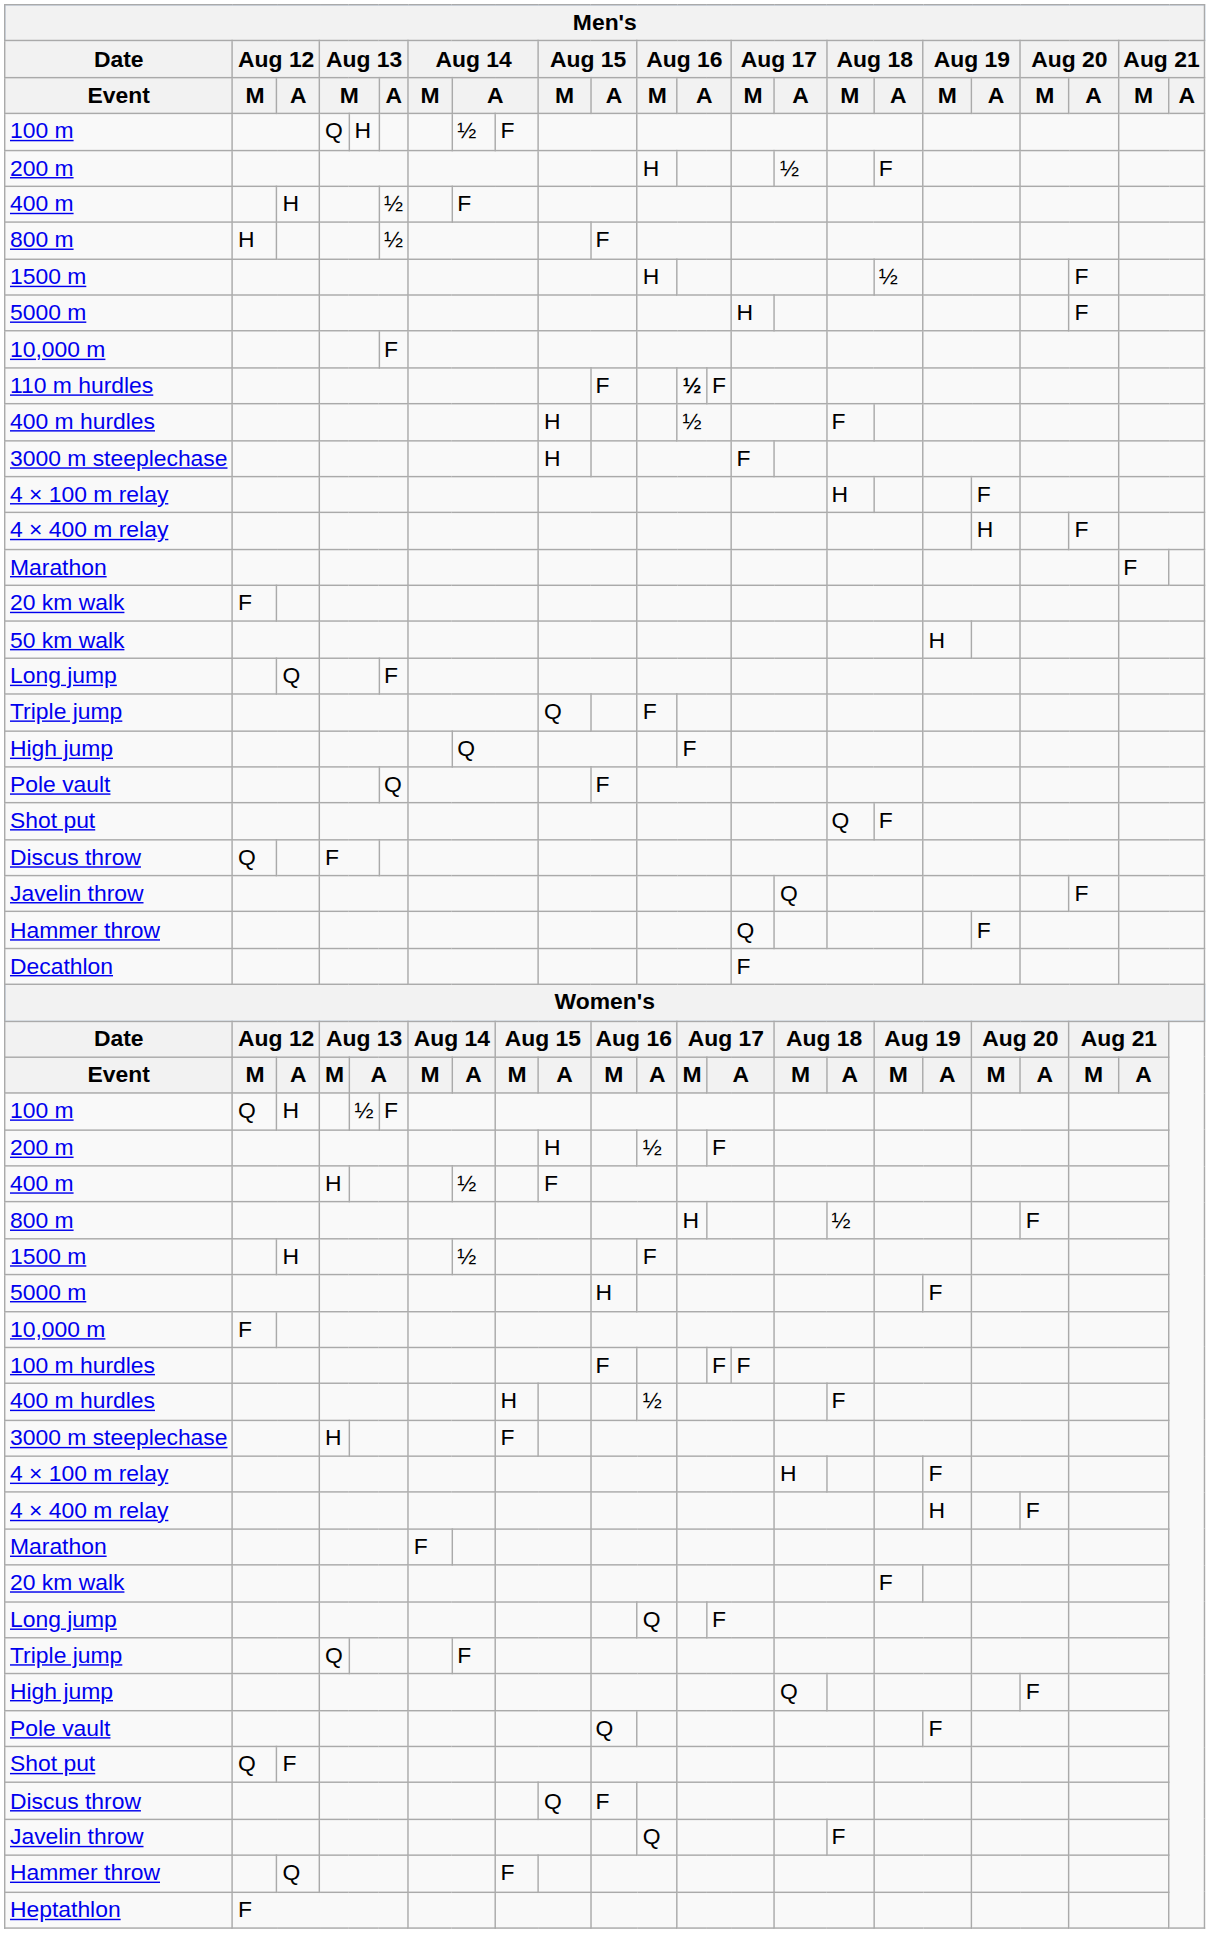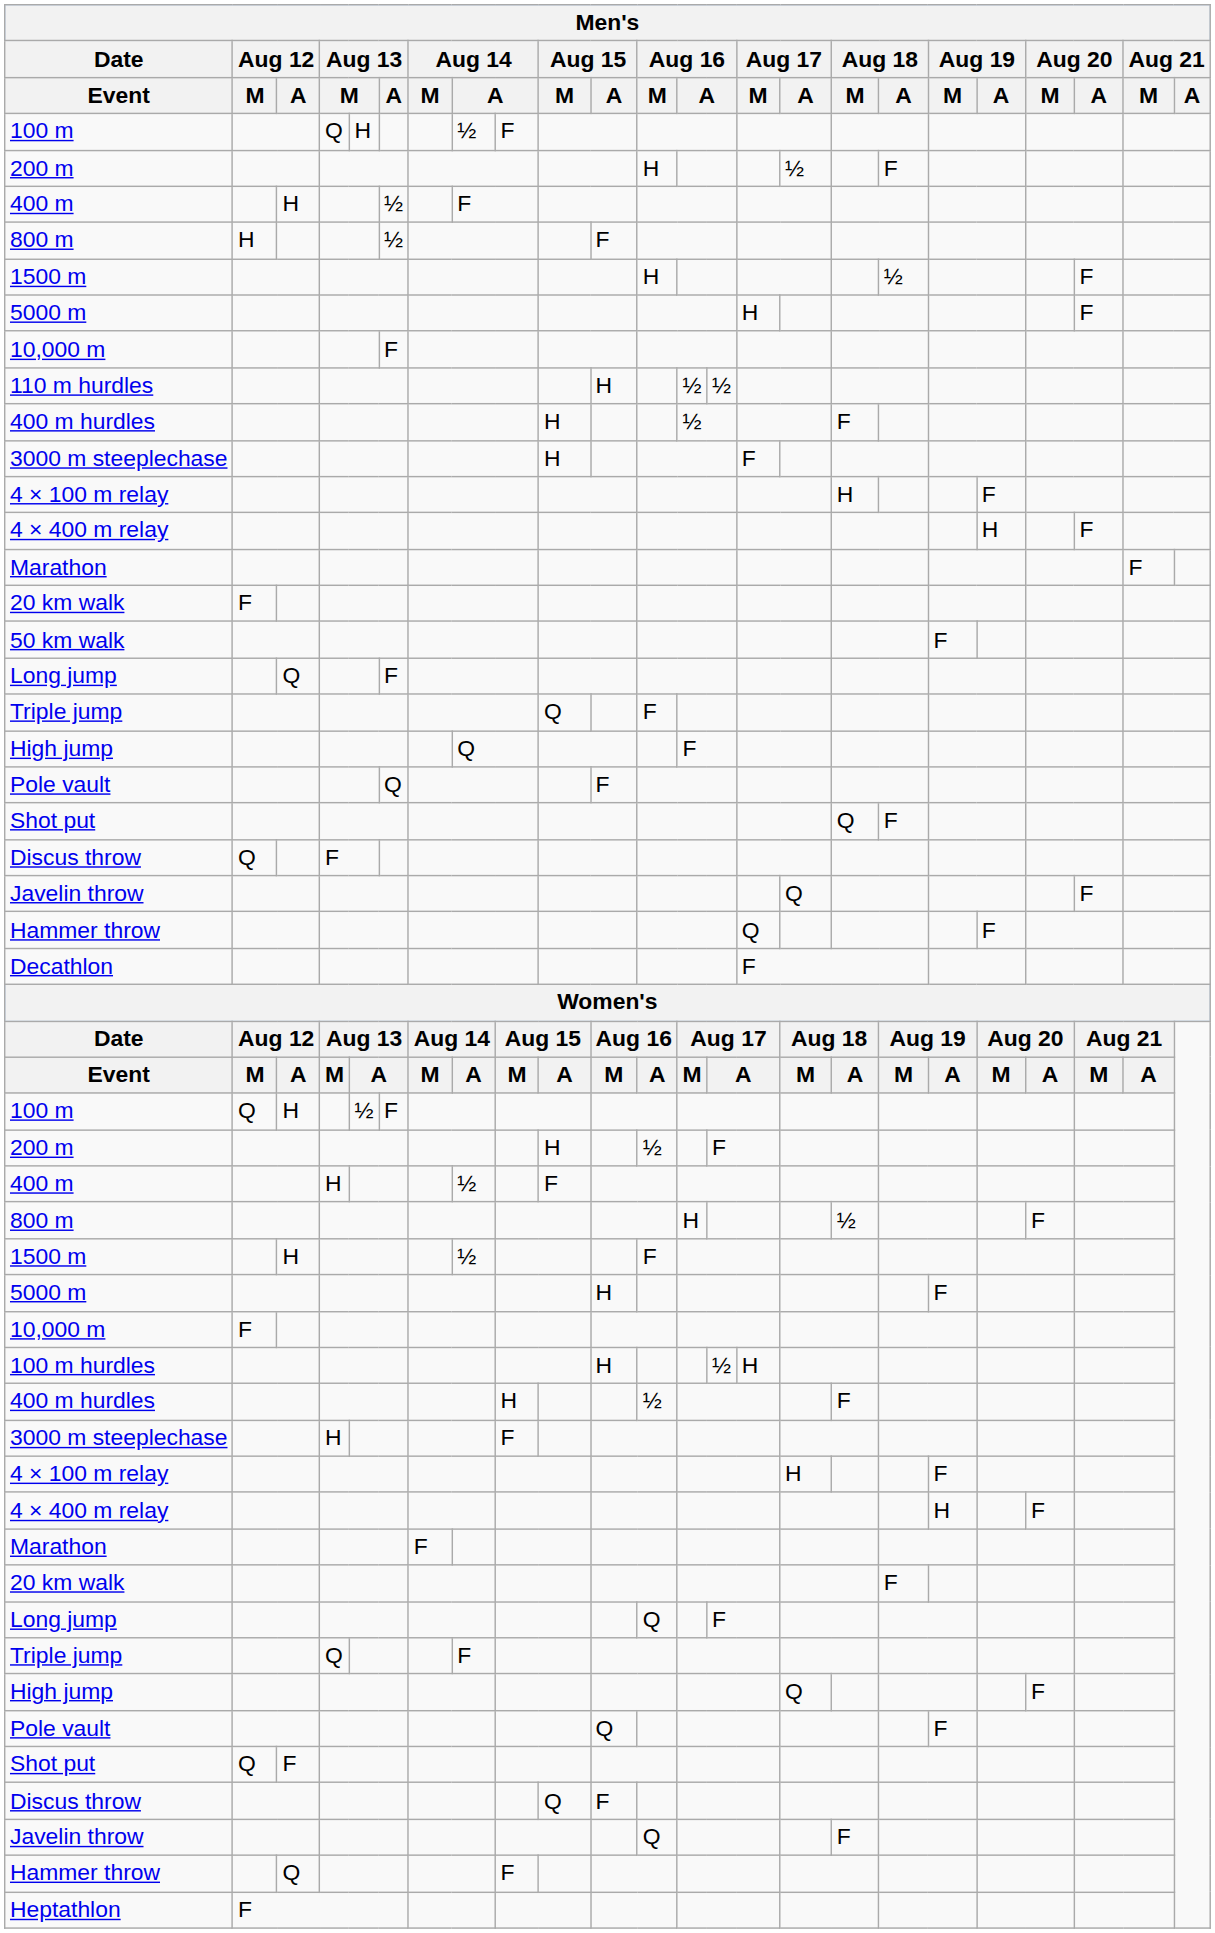(603, 385) F -> (604, 385) H
(692, 385) bold -> (692, 385) normal
(719, 385) F -> (722, 385) ½
(937, 639) H -> (941, 639) F
(603, 1365) F -> (604, 1365) H
(719, 1365) F -> (722, 1365) ½
(744, 1365) F -> (750, 1365) H
